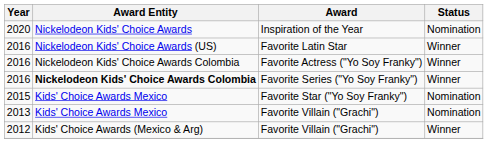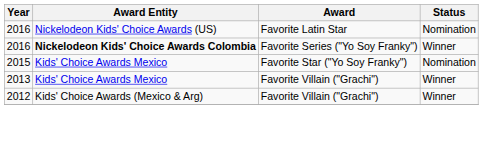- row: (19, 29)
(444, 46) Winner -> (449, 29) Nomination
- row: (19, 63)
(454, 113) Nomination -> (439, 79) Winner
